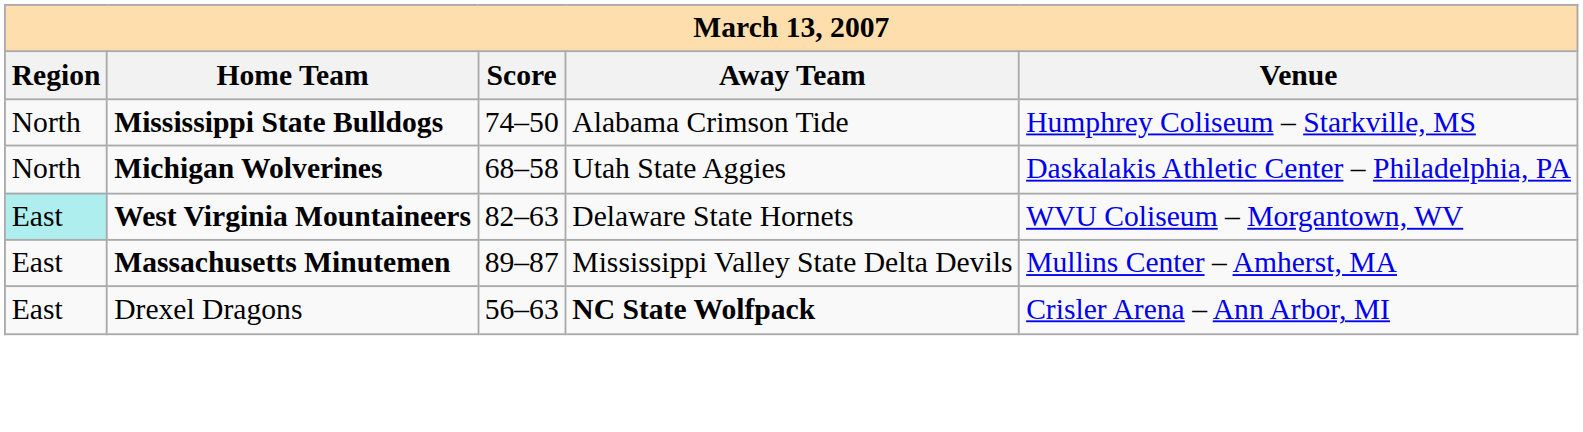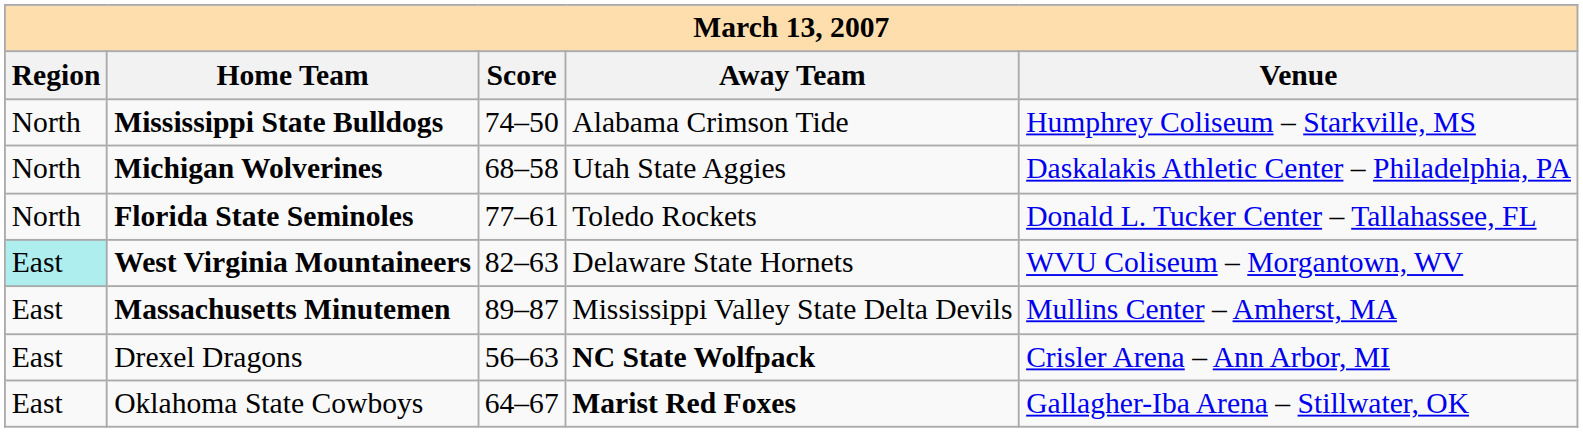+ row: (264, 215)
+ row: (269, 403)
